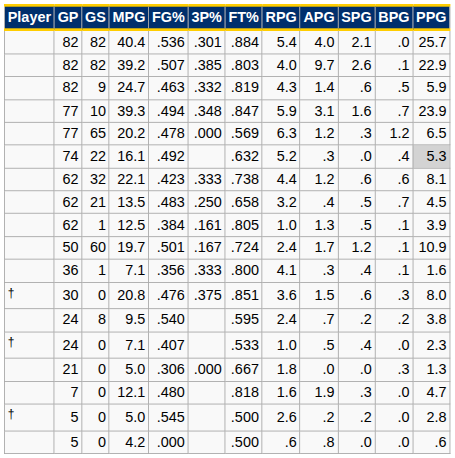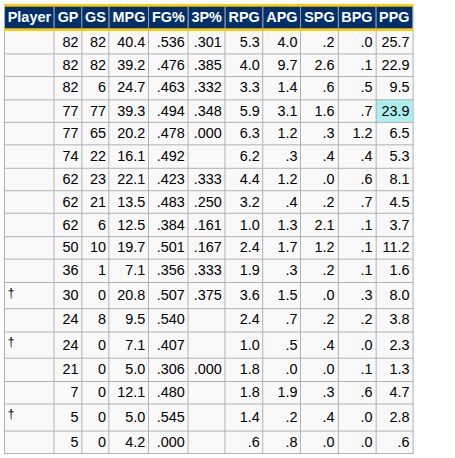- column: (244, 17)
(287, 42) 5.4 -> (250, 42) 5.3
(362, 42) 2.1 -> (329, 42) .2
(171, 65) .507 -> (171, 65) .476
(102, 88) 9 -> (102, 88) 6
(287, 88) 4.3 -> (250, 88) 3.3
(437, 88) 5.9 -> (399, 88) 9.5
(98, 110) 10 -> (98, 110) 77
(433, 110) no background -> (395, 110) paleturquoise background
(287, 156) 5.2 -> (250, 156) 6.2
(366, 156) .0 -> (329, 156) .4
(437, 156) lightgrey background -> (399, 156) no background
(98, 179) 32 -> (98, 179) 23
(366, 179) .6 -> (329, 179) .0
(366, 202) .5 -> (329, 202) .2
(102, 225) 1 -> (102, 225) 6
(366, 225) .5 -> (325, 225) 2.1
(437, 225) 3.9 -> (399, 225) 3.7
(98, 247) 60 -> (98, 247) 10
(433, 247) 10.9 -> (396, 247) 11.2
(287, 270) 4.1 -> (250, 270) 1.9
(366, 270) .4 -> (329, 270) .2
(171, 295) .476 -> (171, 295) .507
(366, 295) .6 -> (329, 295) .0
(403, 369) .3 -> (366, 369) .1
(287, 392) 1.6 -> (250, 392) 1.8
(403, 392) .0 -> (366, 392) .6
(287, 417) 2.6 -> (250, 417) 1.4
(366, 417) .2 -> (329, 417) .4
